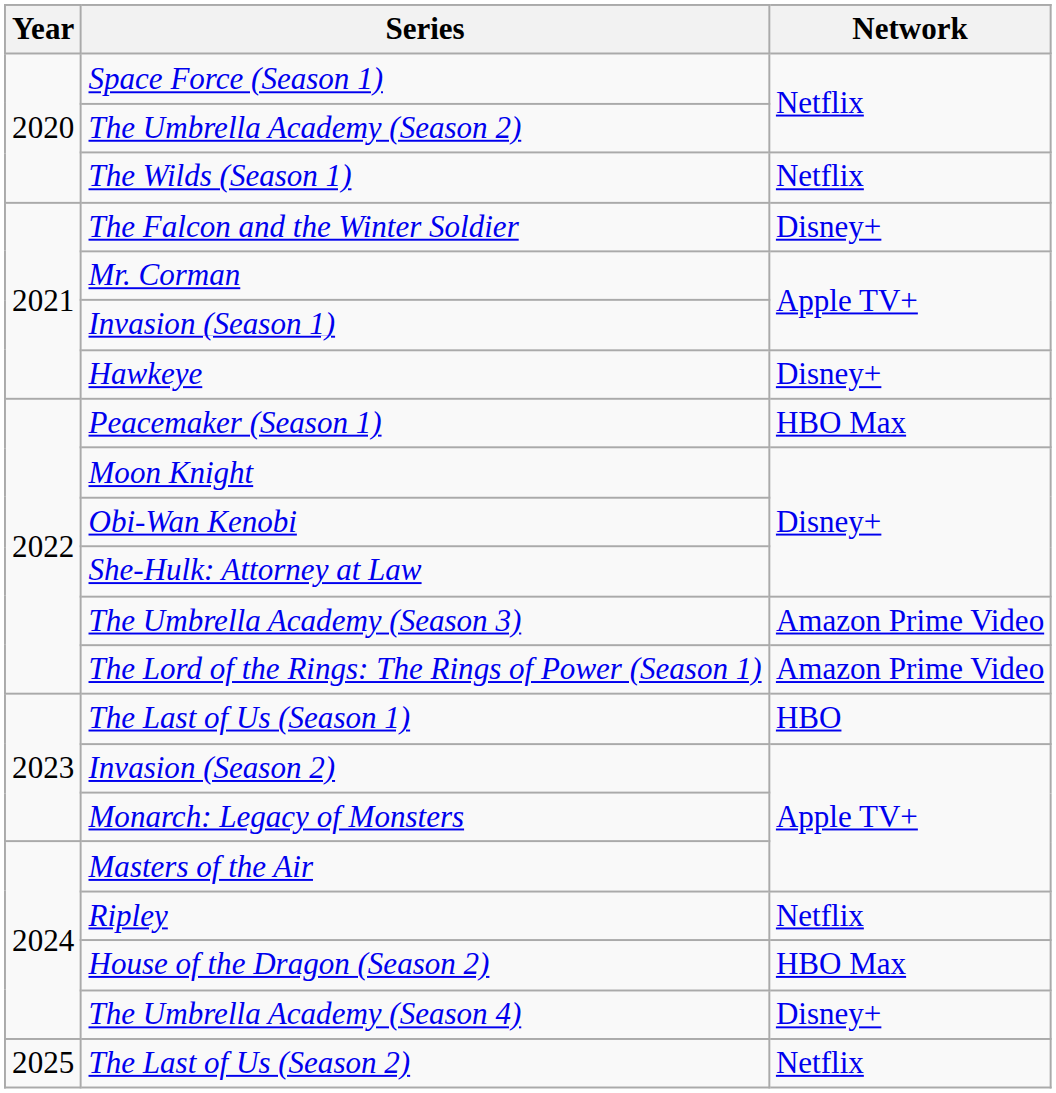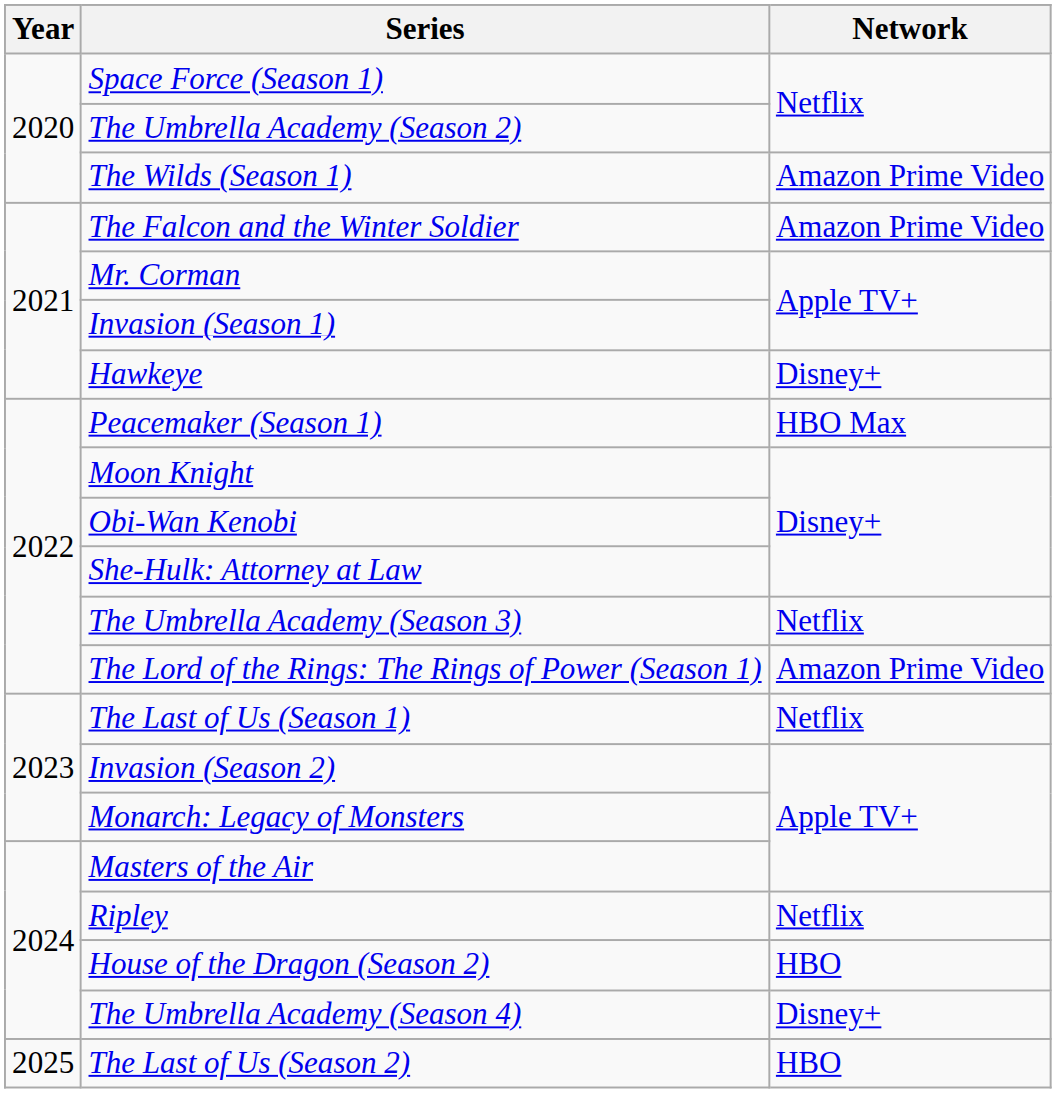(820, 176) Netflix -> (910, 176) Amazon Prime Video
(829, 226) Disney+ -> (910, 226) Amazon Prime Video
(910, 619) Amazon Prime Video -> (820, 619) Netflix
(809, 718) HBO -> (820, 718) Netflix
(841, 964) HBO Max -> (809, 964) HBO
(820, 1062) Netflix -> (809, 1062) HBO
